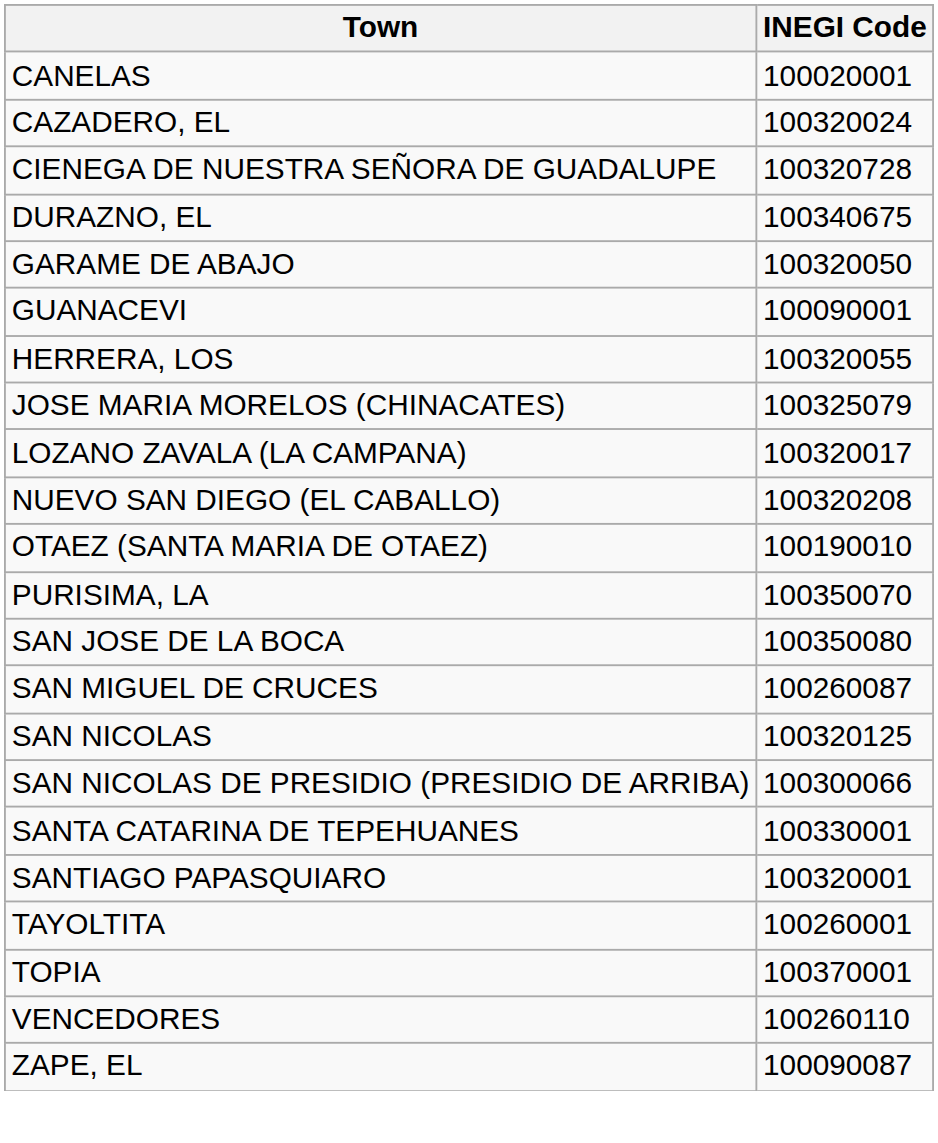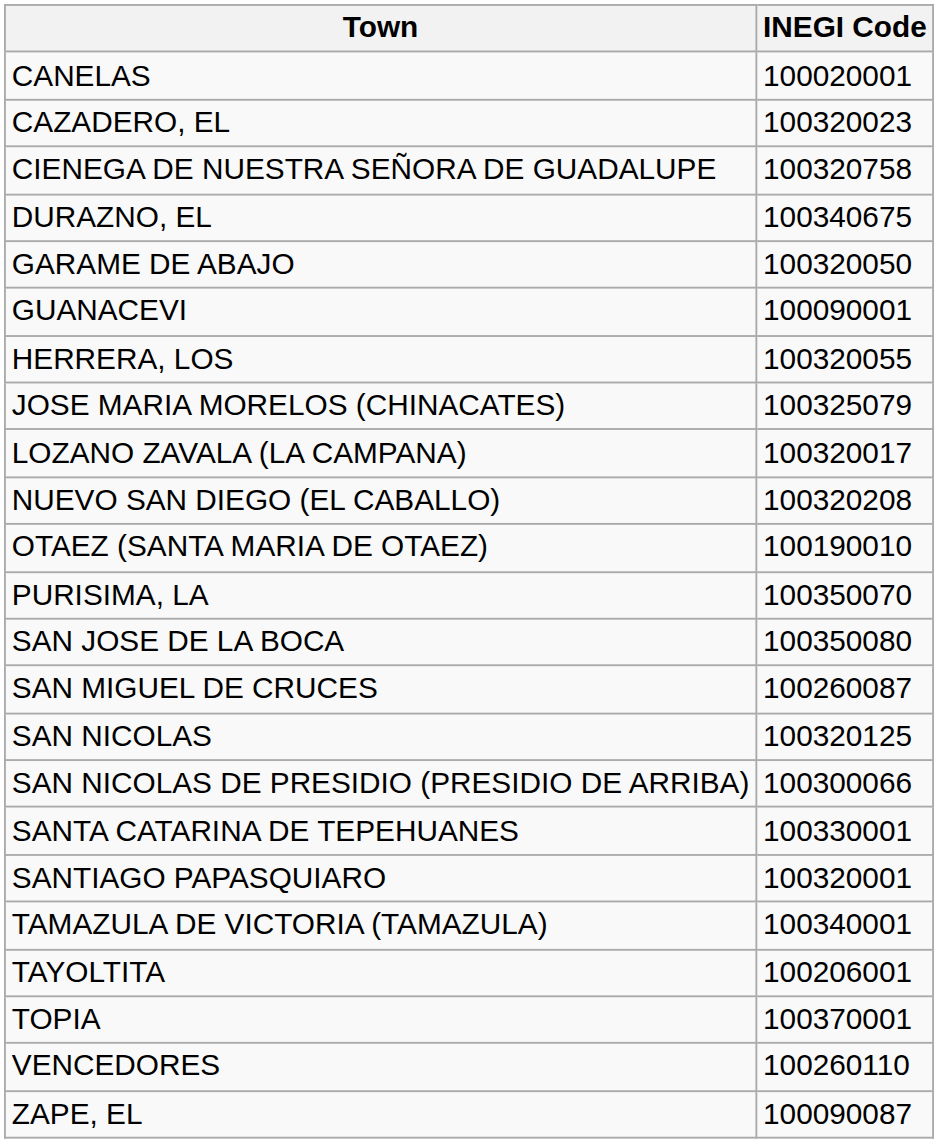(838, 122) 100320024 -> (838, 122) 100320023
(838, 169) 100320728 -> (838, 169) 100320758
+ row: (280, 924)
(838, 924) 100260001 -> (838, 972) 100206001
